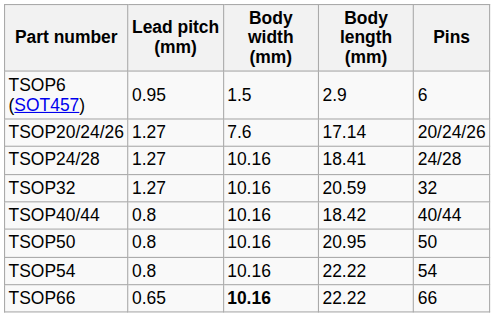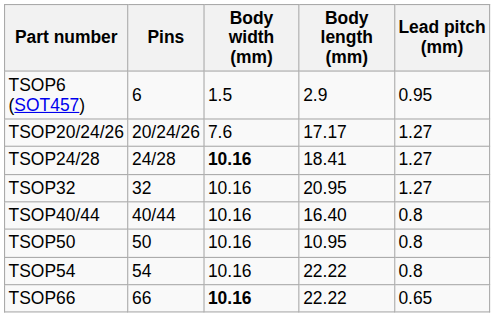columns swapped: (452, 37) <-> (176, 37)
(344, 132) 17.14 -> (325, 132) 17.17
(249, 160) normal -> (230, 160) bold
(344, 187) 20.59 -> (325, 187) 20.95
(344, 215) 18.42 -> (325, 215) 16.40
(344, 243) 20.95 -> (325, 243) 10.95
